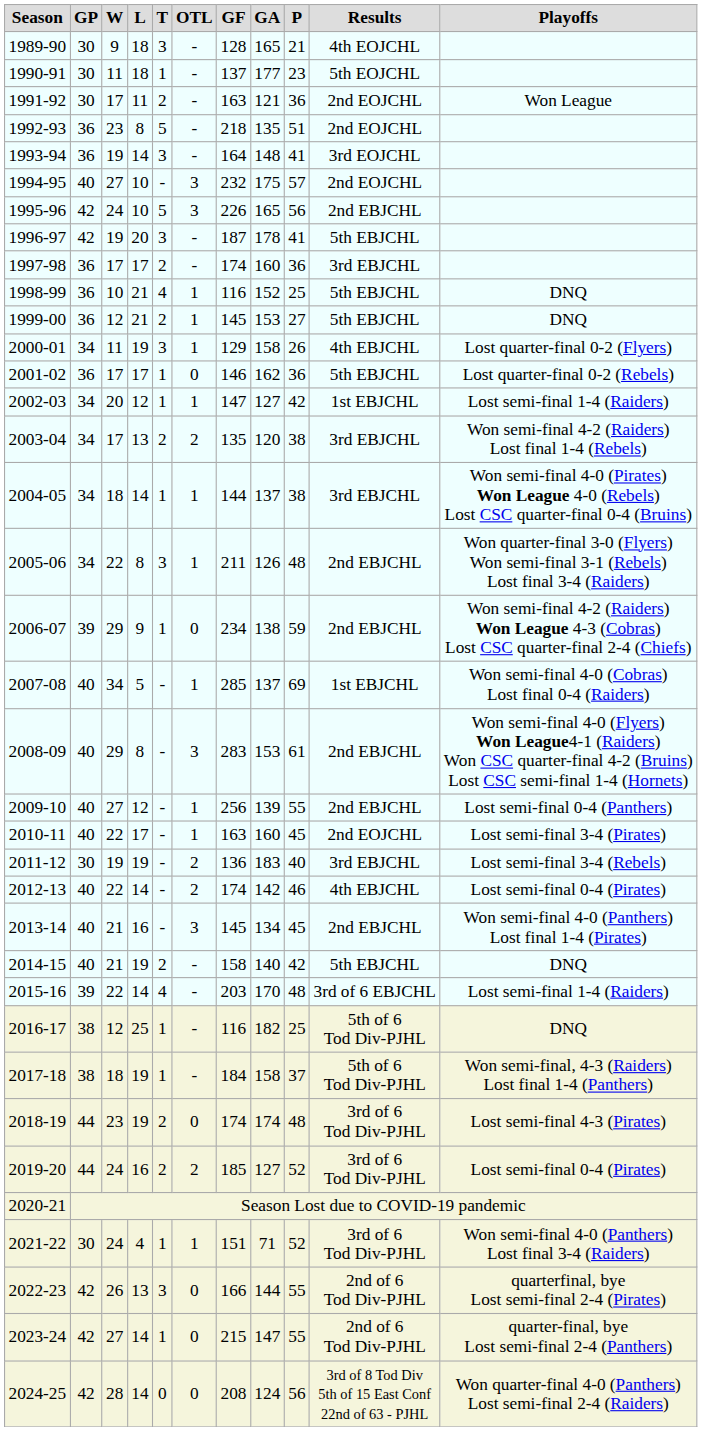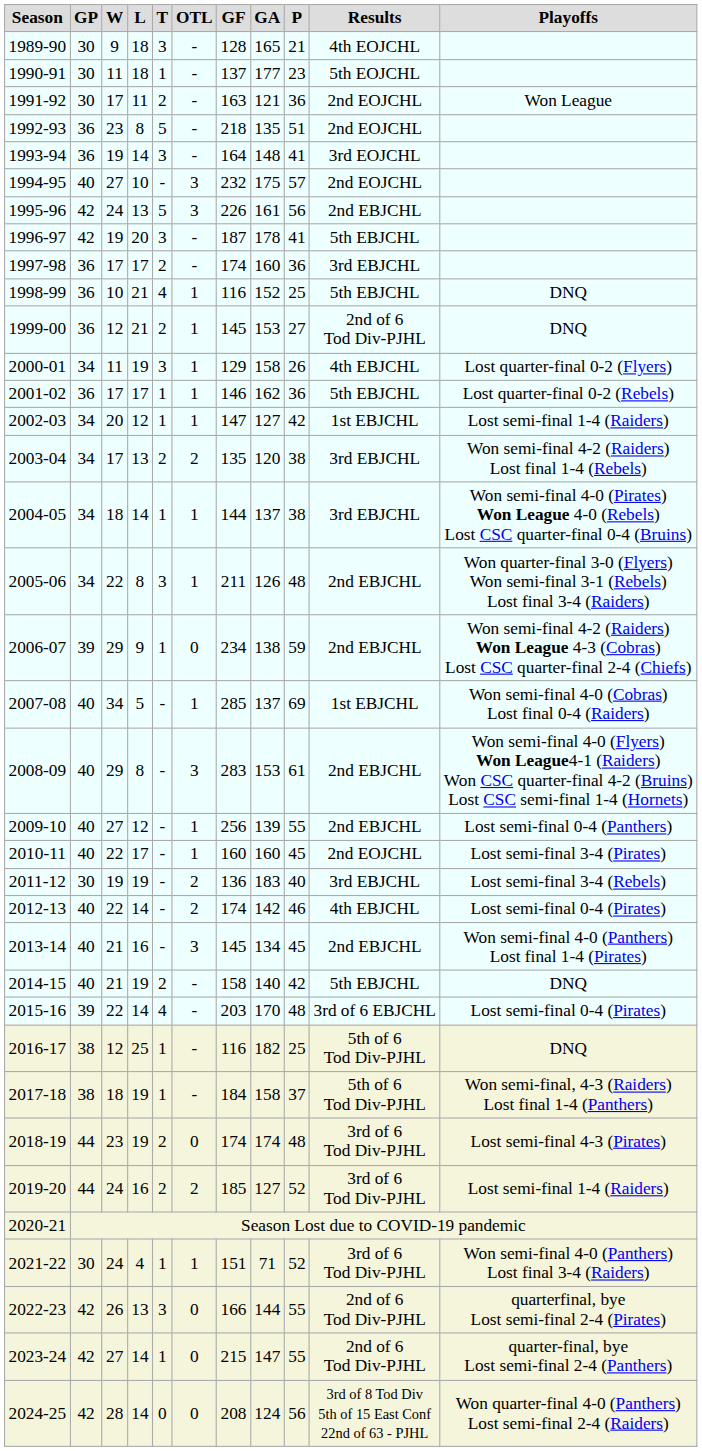(140, 210) 10 -> (140, 210) 13
(267, 210) 165 -> (267, 210) 161
(375, 319) 5th EBJCHL -> (375, 329) 2nd of 6 Tod Div-PJHL
(194, 374) 0 -> (194, 393) 1
(233, 834) 163 -> (233, 854) 160
(568, 991) Lost semi-final 1-4 (Raiders) -> (568, 1010) Lost semi-final 0-4 (Pirates)
(568, 1169) Lost semi-final 0-4 (Pirates) -> (568, 1188) Lost semi-final 1-4 (Raiders)
